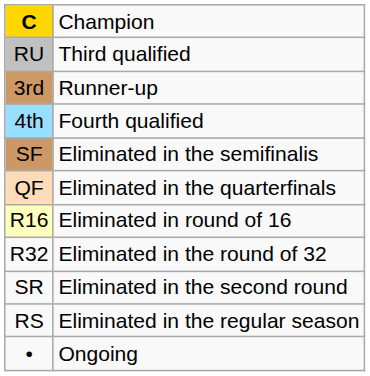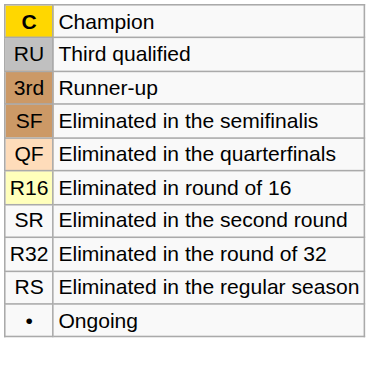- row: (29, 121)
rows swapped: (29, 254) <-> (29, 287)
